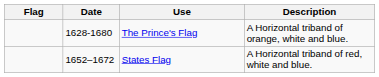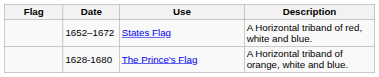rows swapped: (160, 33) <-> (146, 59)
